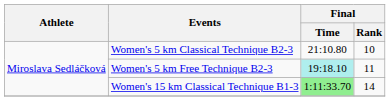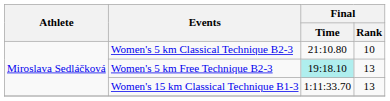(369, 68) 11 -> (369, 68) 13
(327, 87) lightgreen background -> (327, 87) no background
(369, 87) 14 -> (369, 87) 13
